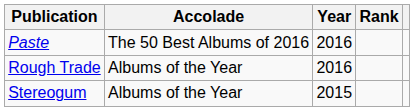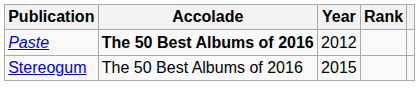(209, 42) normal -> (208, 42) bold
(334, 42) 2016 -> (339, 42) 2012
- row: (54, 67)
(175, 93) Albums of the Year -> (202, 67) The 50 Best Albums of 2016
